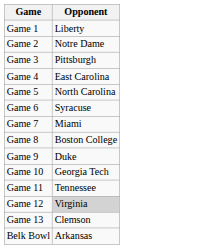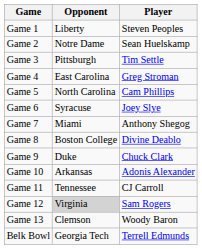+ column: (158, 12)
(82, 172) Georgia Tech -> (73, 172) Arkansas
(73, 236) Arkansas -> (82, 236) Georgia Tech
